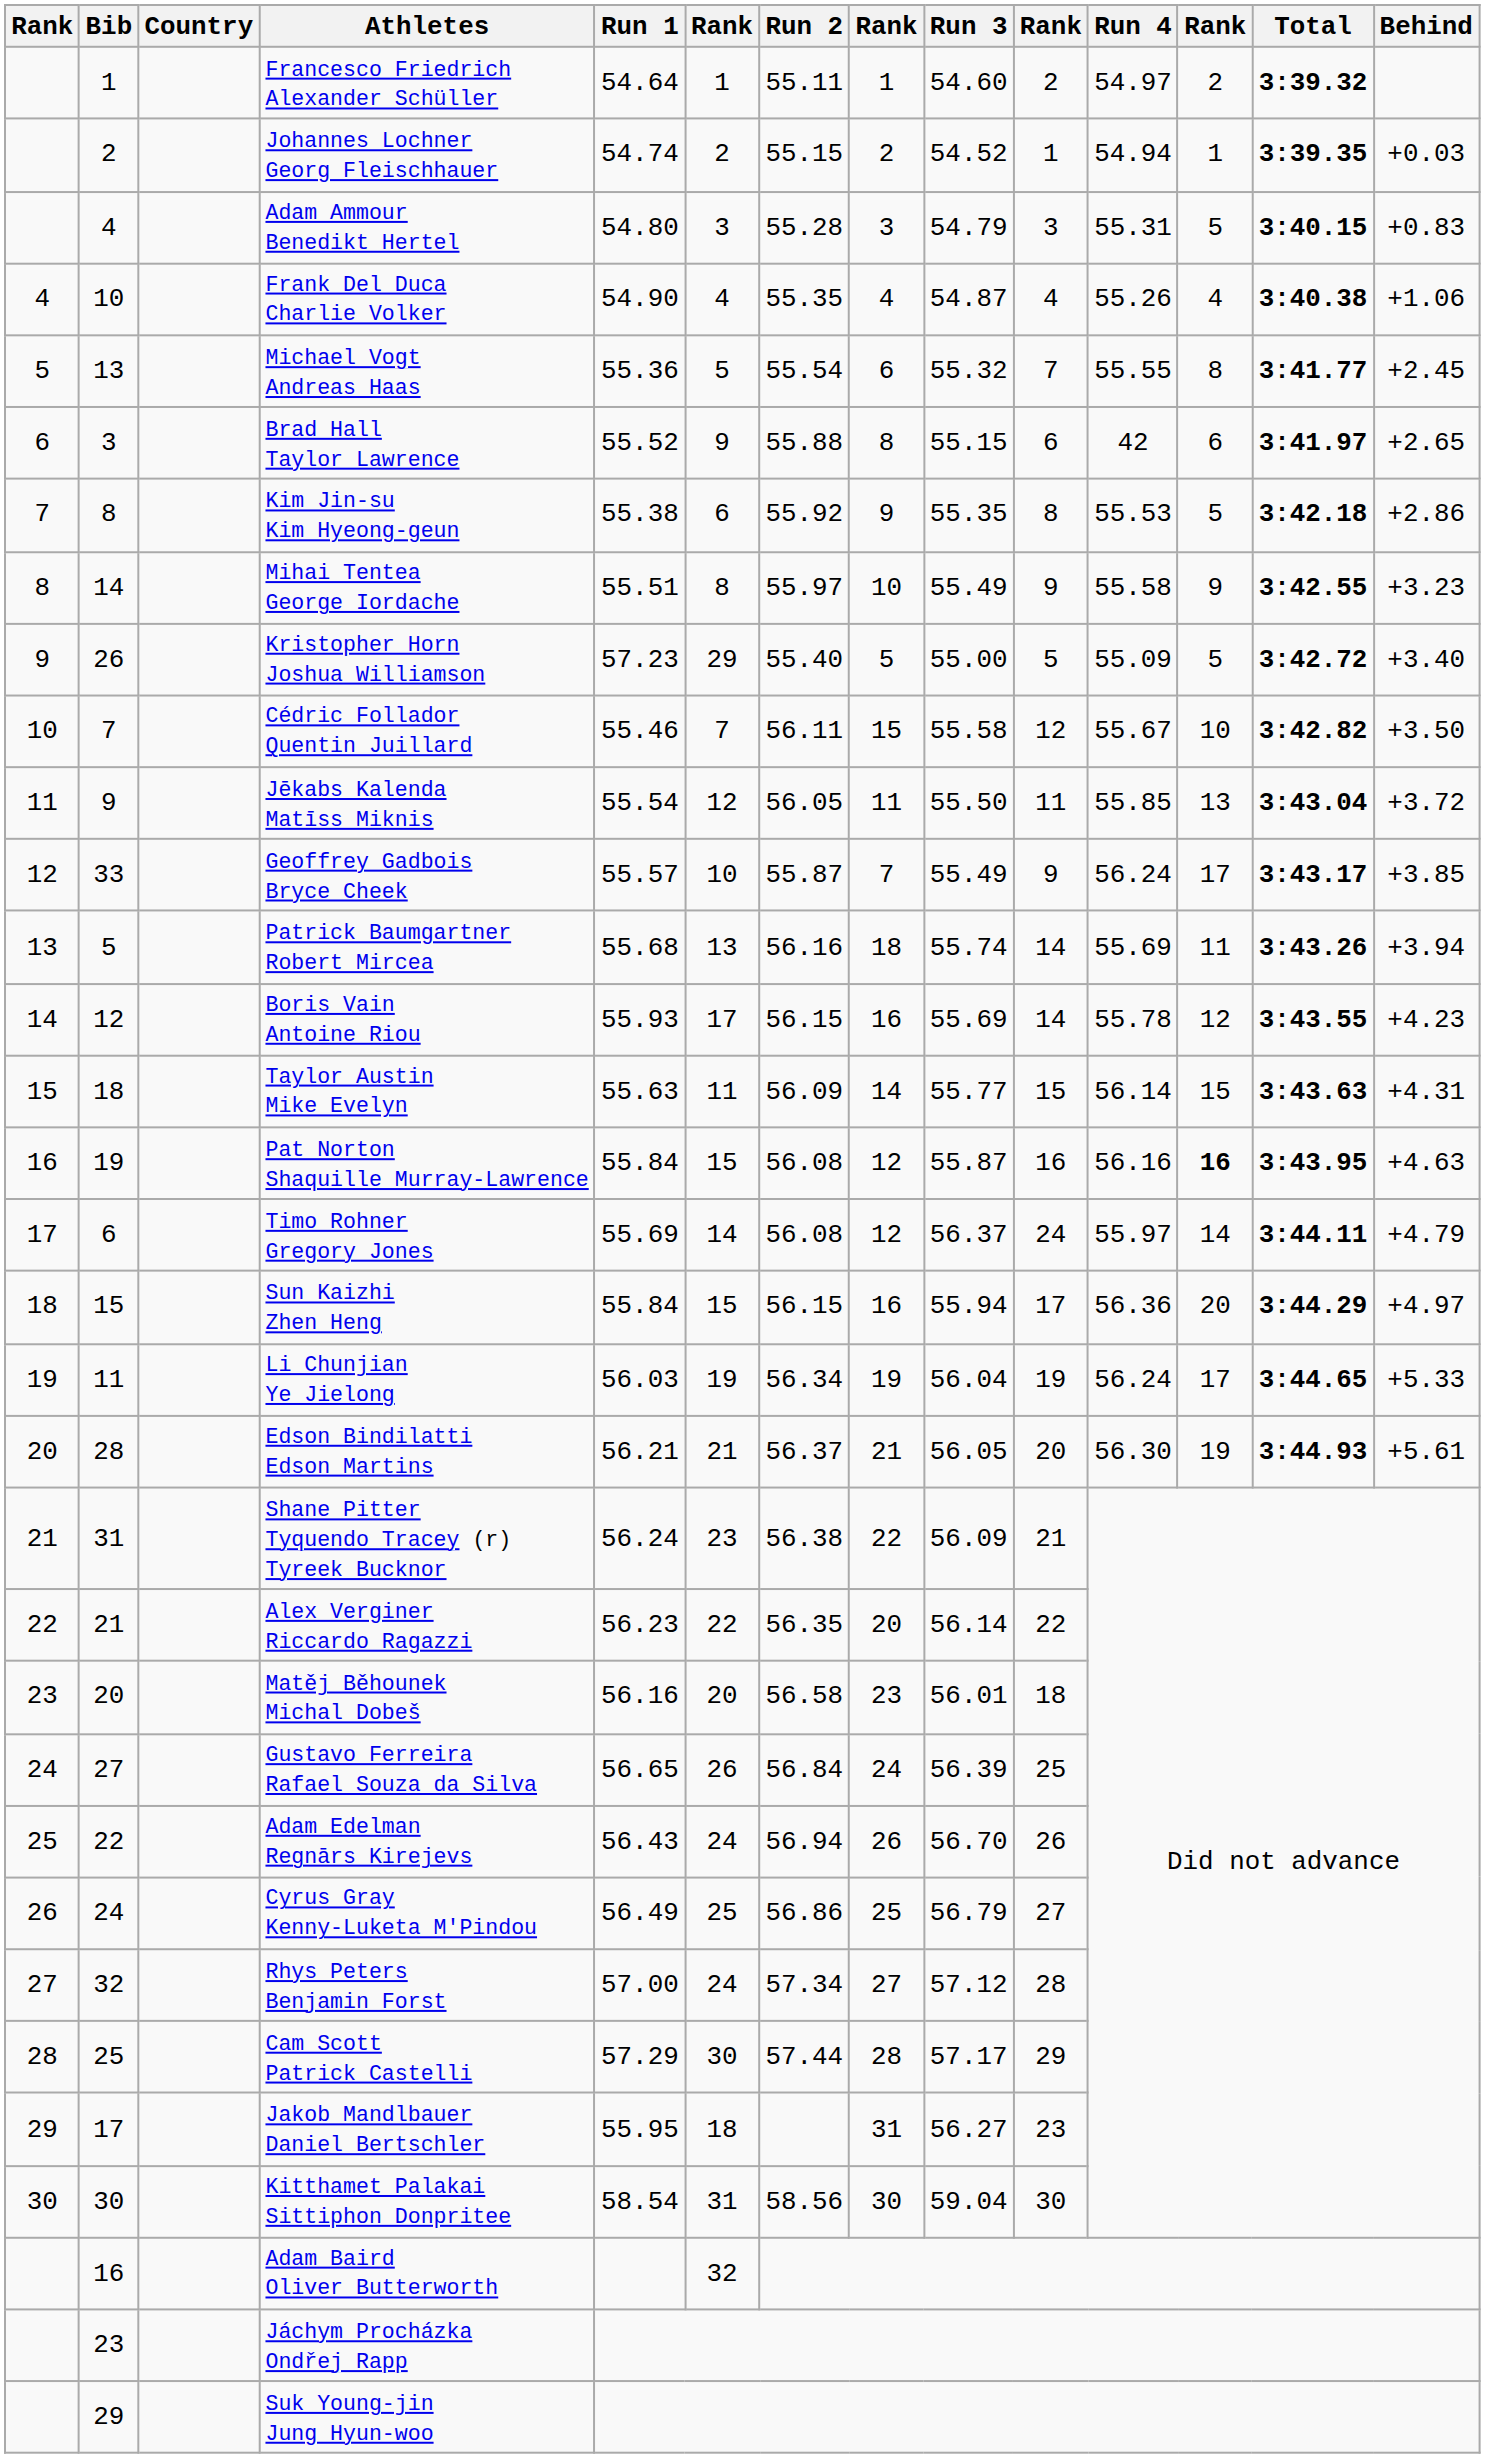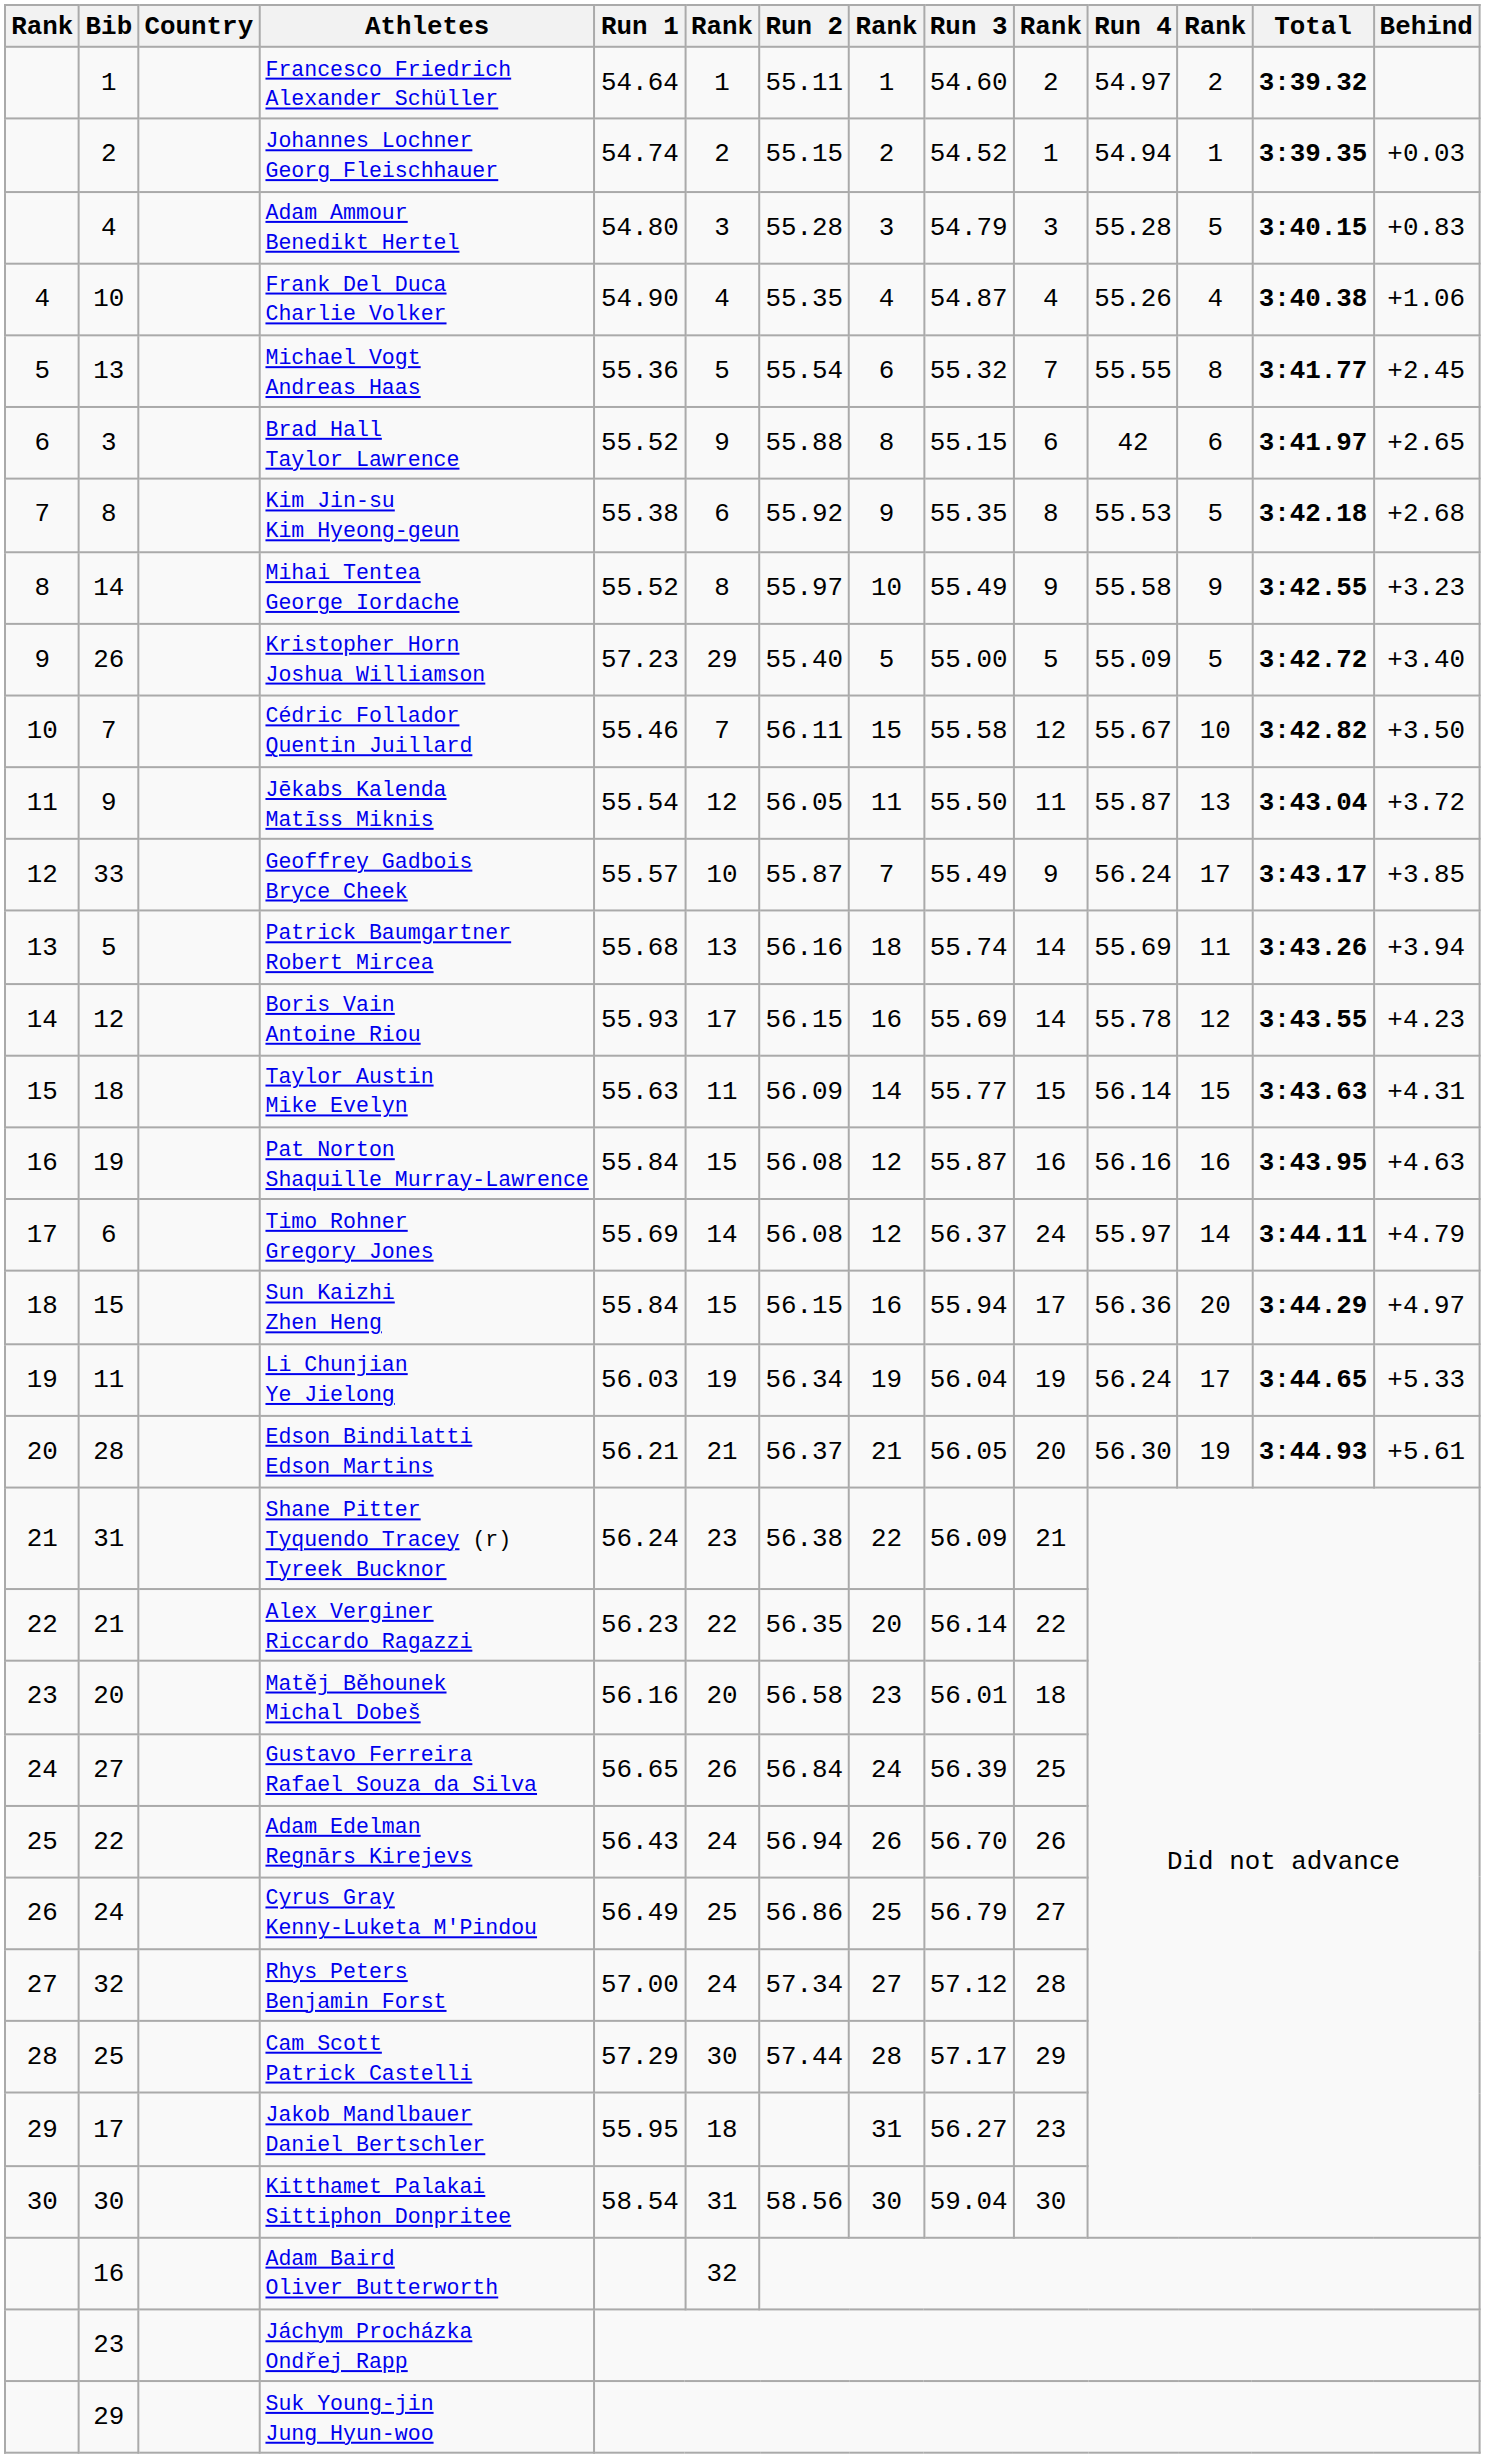(1133, 227) 55.31 -> (1133, 227) 55.28
(1426, 515) +2.86 -> (1426, 515) +2.68
(640, 587) 55.51 -> (640, 587) 55.52
(1133, 803) 55.85 -> (1133, 803) 55.87
(1215, 1163) bold -> (1215, 1163) normal
